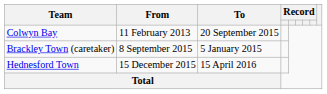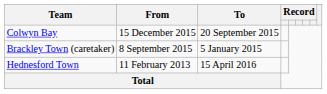(155, 33) 11 February 2013 -> (157, 33) 15 December 2015
(157, 65) 15 December 2015 -> (155, 65) 11 February 2013
